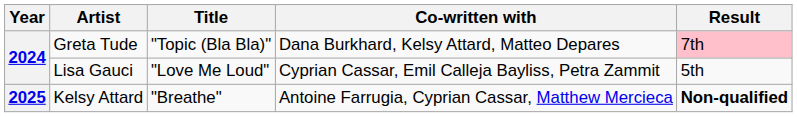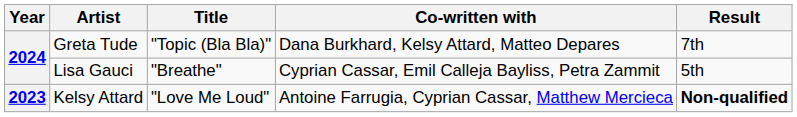(692, 44) pink background -> (692, 44) no background
(210, 71) "Love Me Loud" -> (186, 71) "Breathe"
(27, 97) 2025 -> (27, 97) 2023
(186, 97) "Breathe" -> (210, 97) "Love Me Loud"
